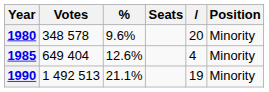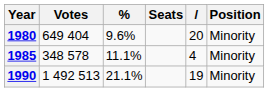(66, 35) 348 578 -> (66, 35) 649 404
(66, 55) 649 404 -> (66, 55) 348 578
(124, 55) 12.6% -> (124, 55) 11.1%
